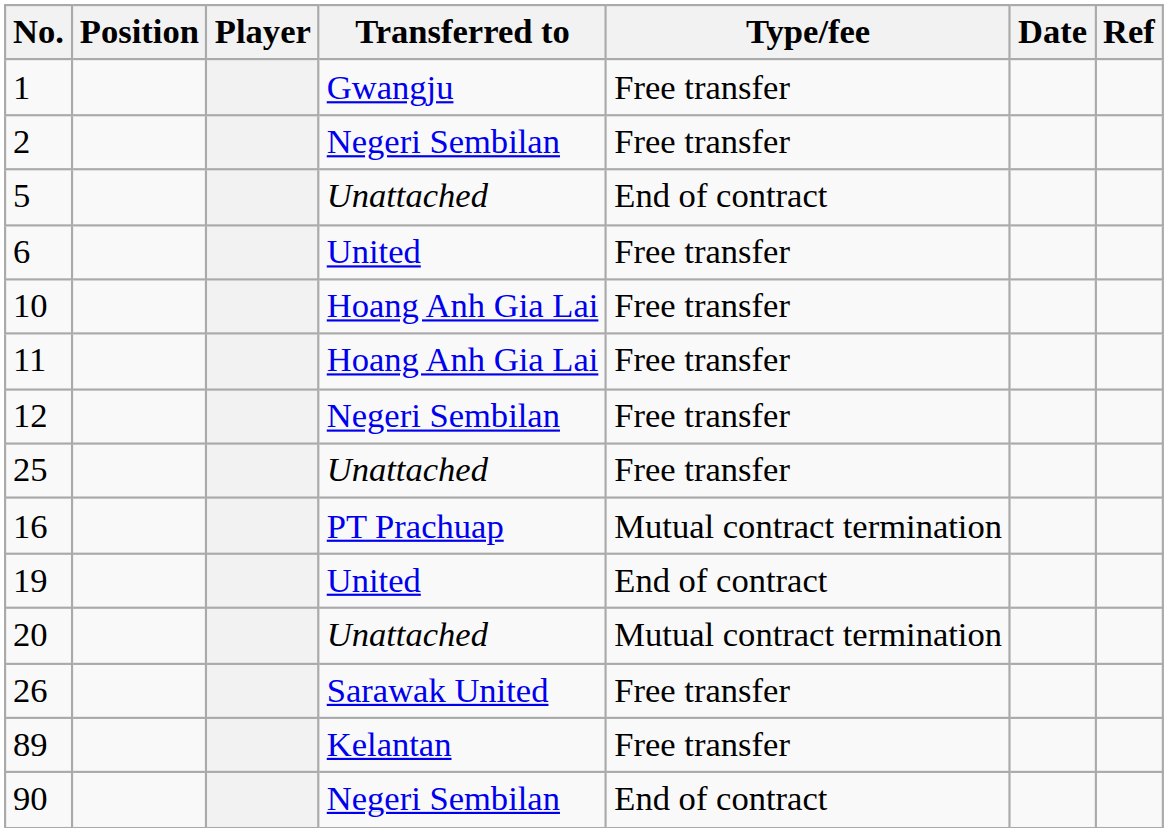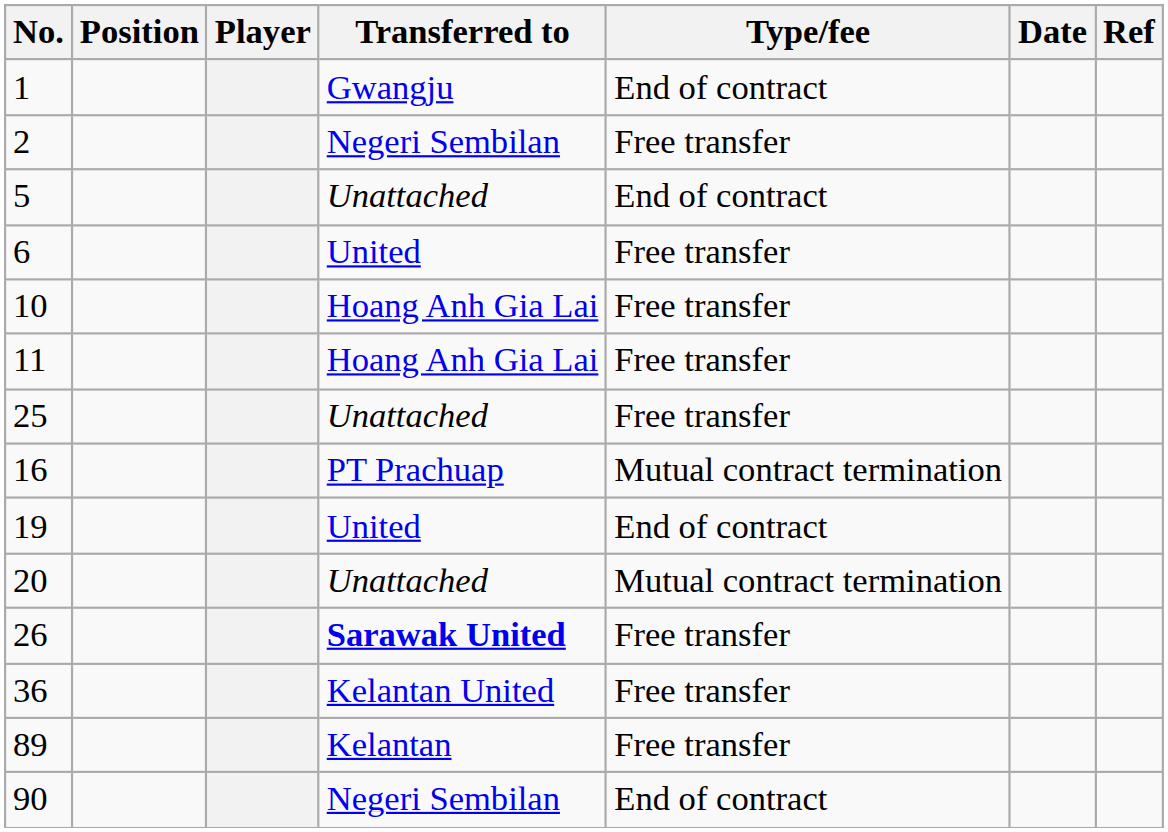(702, 86) Free transfer -> (721, 86) End of contract
- row: (30, 415)
(438, 689) normal -> (446, 634) bold
+ row: (30, 689)
